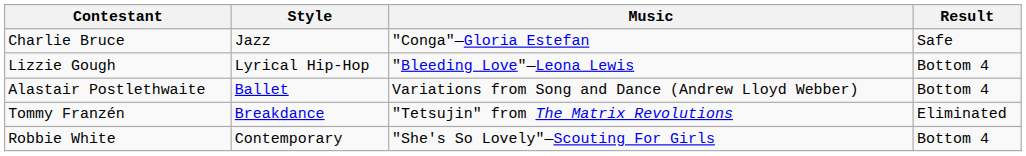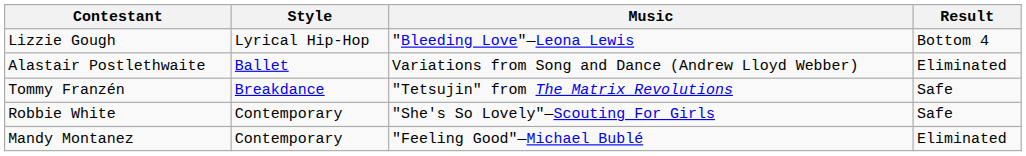- row: (66, 41)
(953, 90) Bottom 4 -> (962, 65) Eliminated
(962, 114) Eliminated -> (935, 90) Safe
(953, 139) Bottom 4 -> (935, 114) Safe
+ row: (71, 139)
